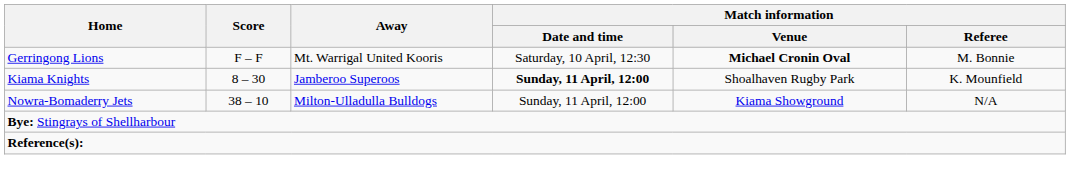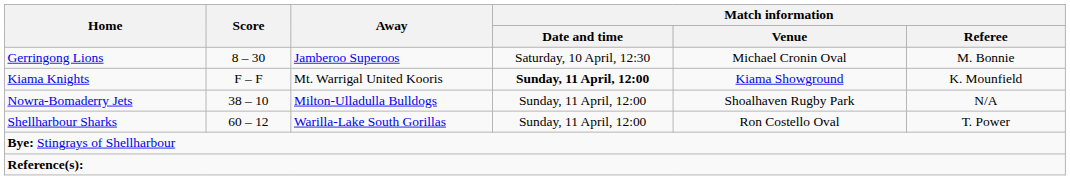(248, 57) F – F -> (248, 57) 8 – 30
(368, 57) Mt. Warrigal United Kooris -> (347, 57) Jamberoo Superoos
(789, 57) bold -> (789, 57) normal
(248, 79) 8 – 30 -> (248, 79) F – F
(347, 79) Jamberoo Superoos -> (368, 79) Mt. Warrigal United Kooris
(789, 79) Shoalhaven Rugby Park -> (789, 79) Kiama Showground
(789, 100) Kiama Showground -> (789, 100) Shoalhaven Rugby Park
+ row: (62, 121)
